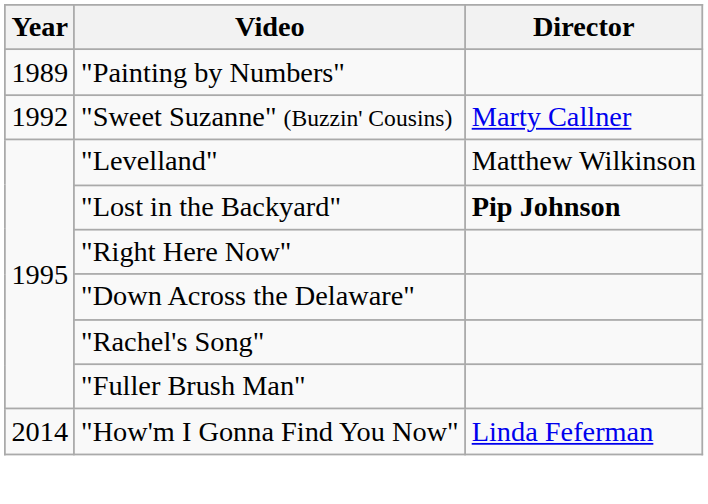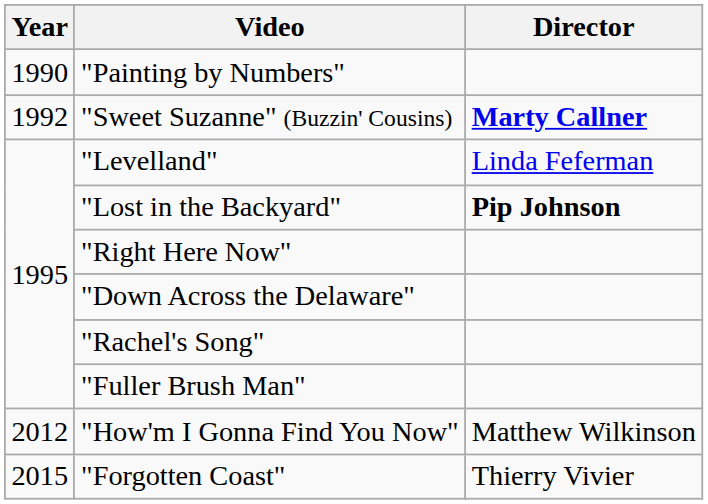(40, 71) 1989 -> (40, 71) 1990
(552, 116) normal -> (559, 116) bold
(584, 161) Matthew Wilkinson -> (563, 161) Linda Feferman
(40, 431) 2014 -> (40, 431) 2012
(563, 431) Linda Feferman -> (584, 431) Matthew Wilkinson
+ row: (183, 476)
